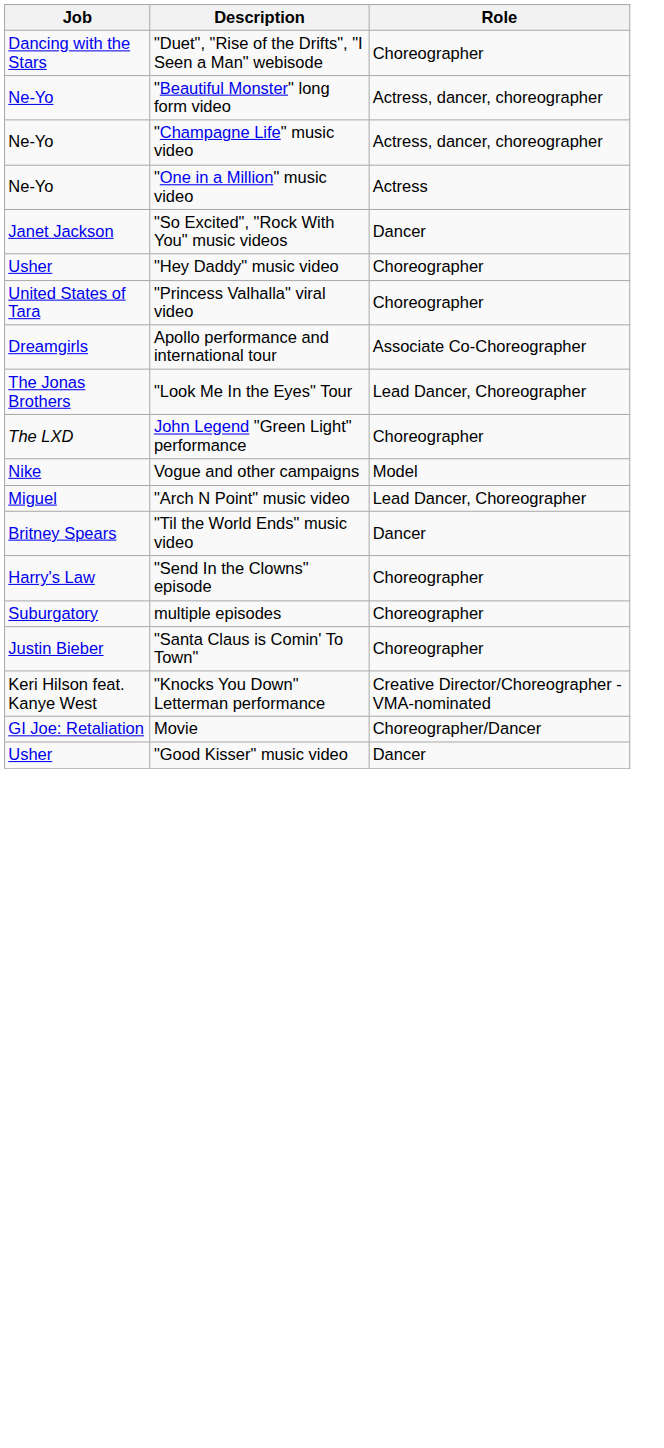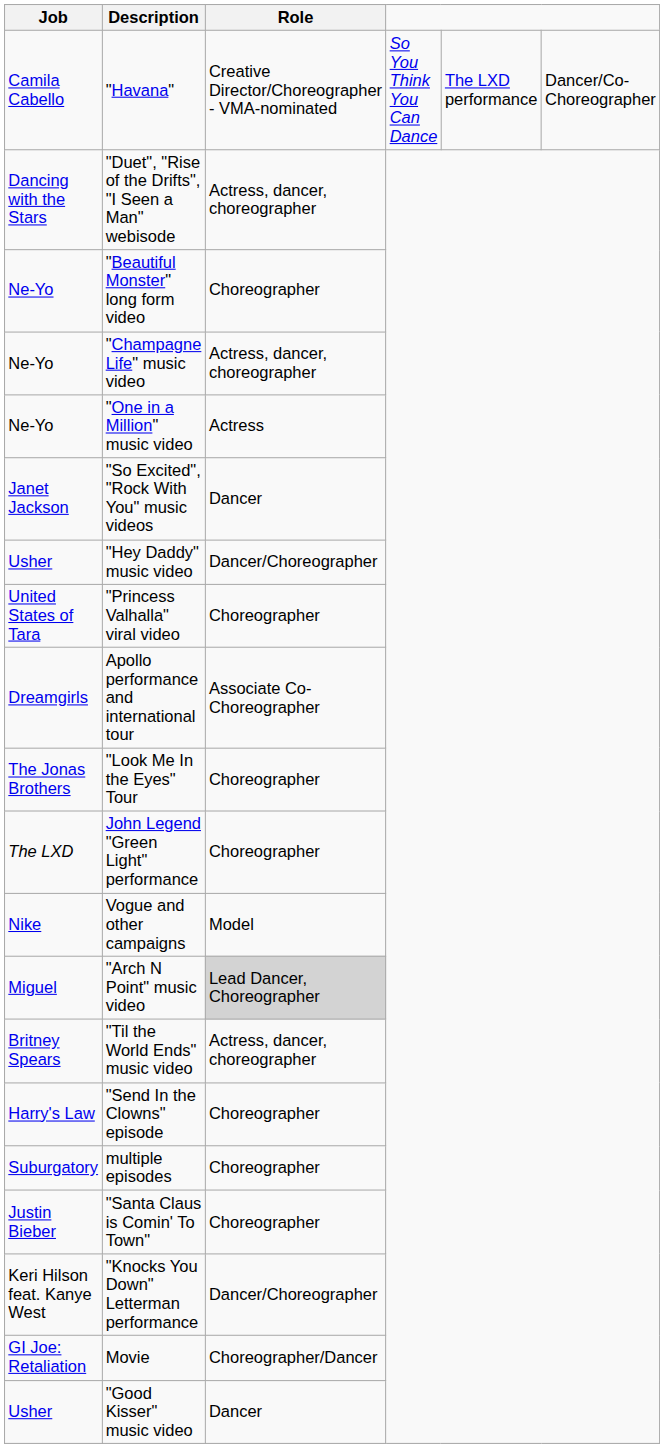+ row: (140, 90)
(428, 52) Choreographer -> (268, 199) Actress, dancer, choreographer
(488, 97) Actress, dancer, choreographer -> (264, 290) Choreographer
(428, 267) Choreographer -> (293, 562) Dancer/Choreographer
(479, 391) Lead Dancer, Choreographer -> (264, 779) Choreographer
(479, 498) no background -> (264, 987) lightgrey background
(399, 533) Dancer -> (268, 1050) Actress, dancer, choreographer
(497, 693) Creative Director/Choreographer - VMA-nominated -> (293, 1294) Dancer/Choreographer
